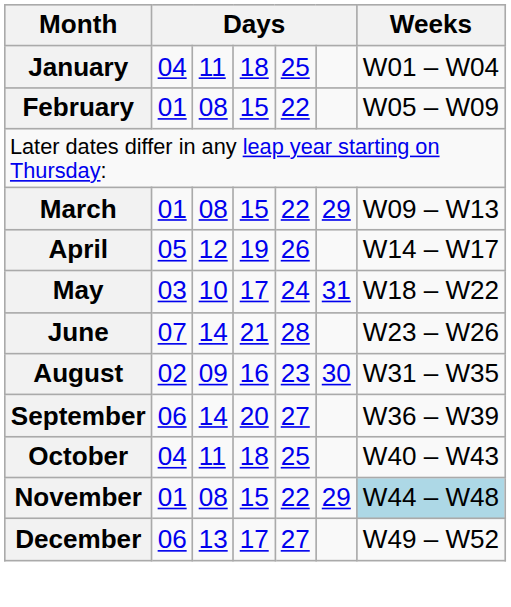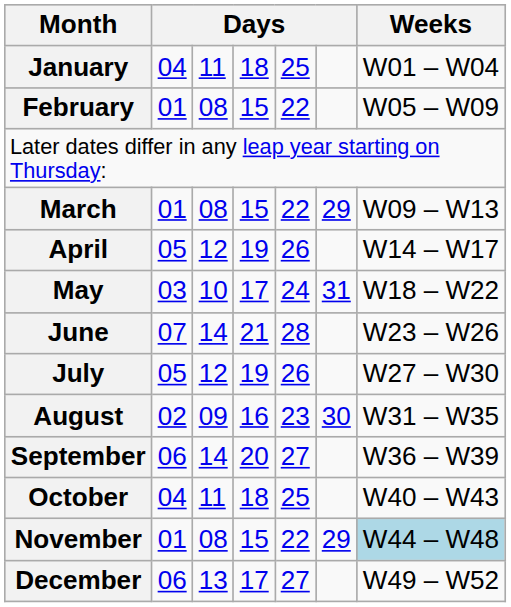+ row: (78, 373)
